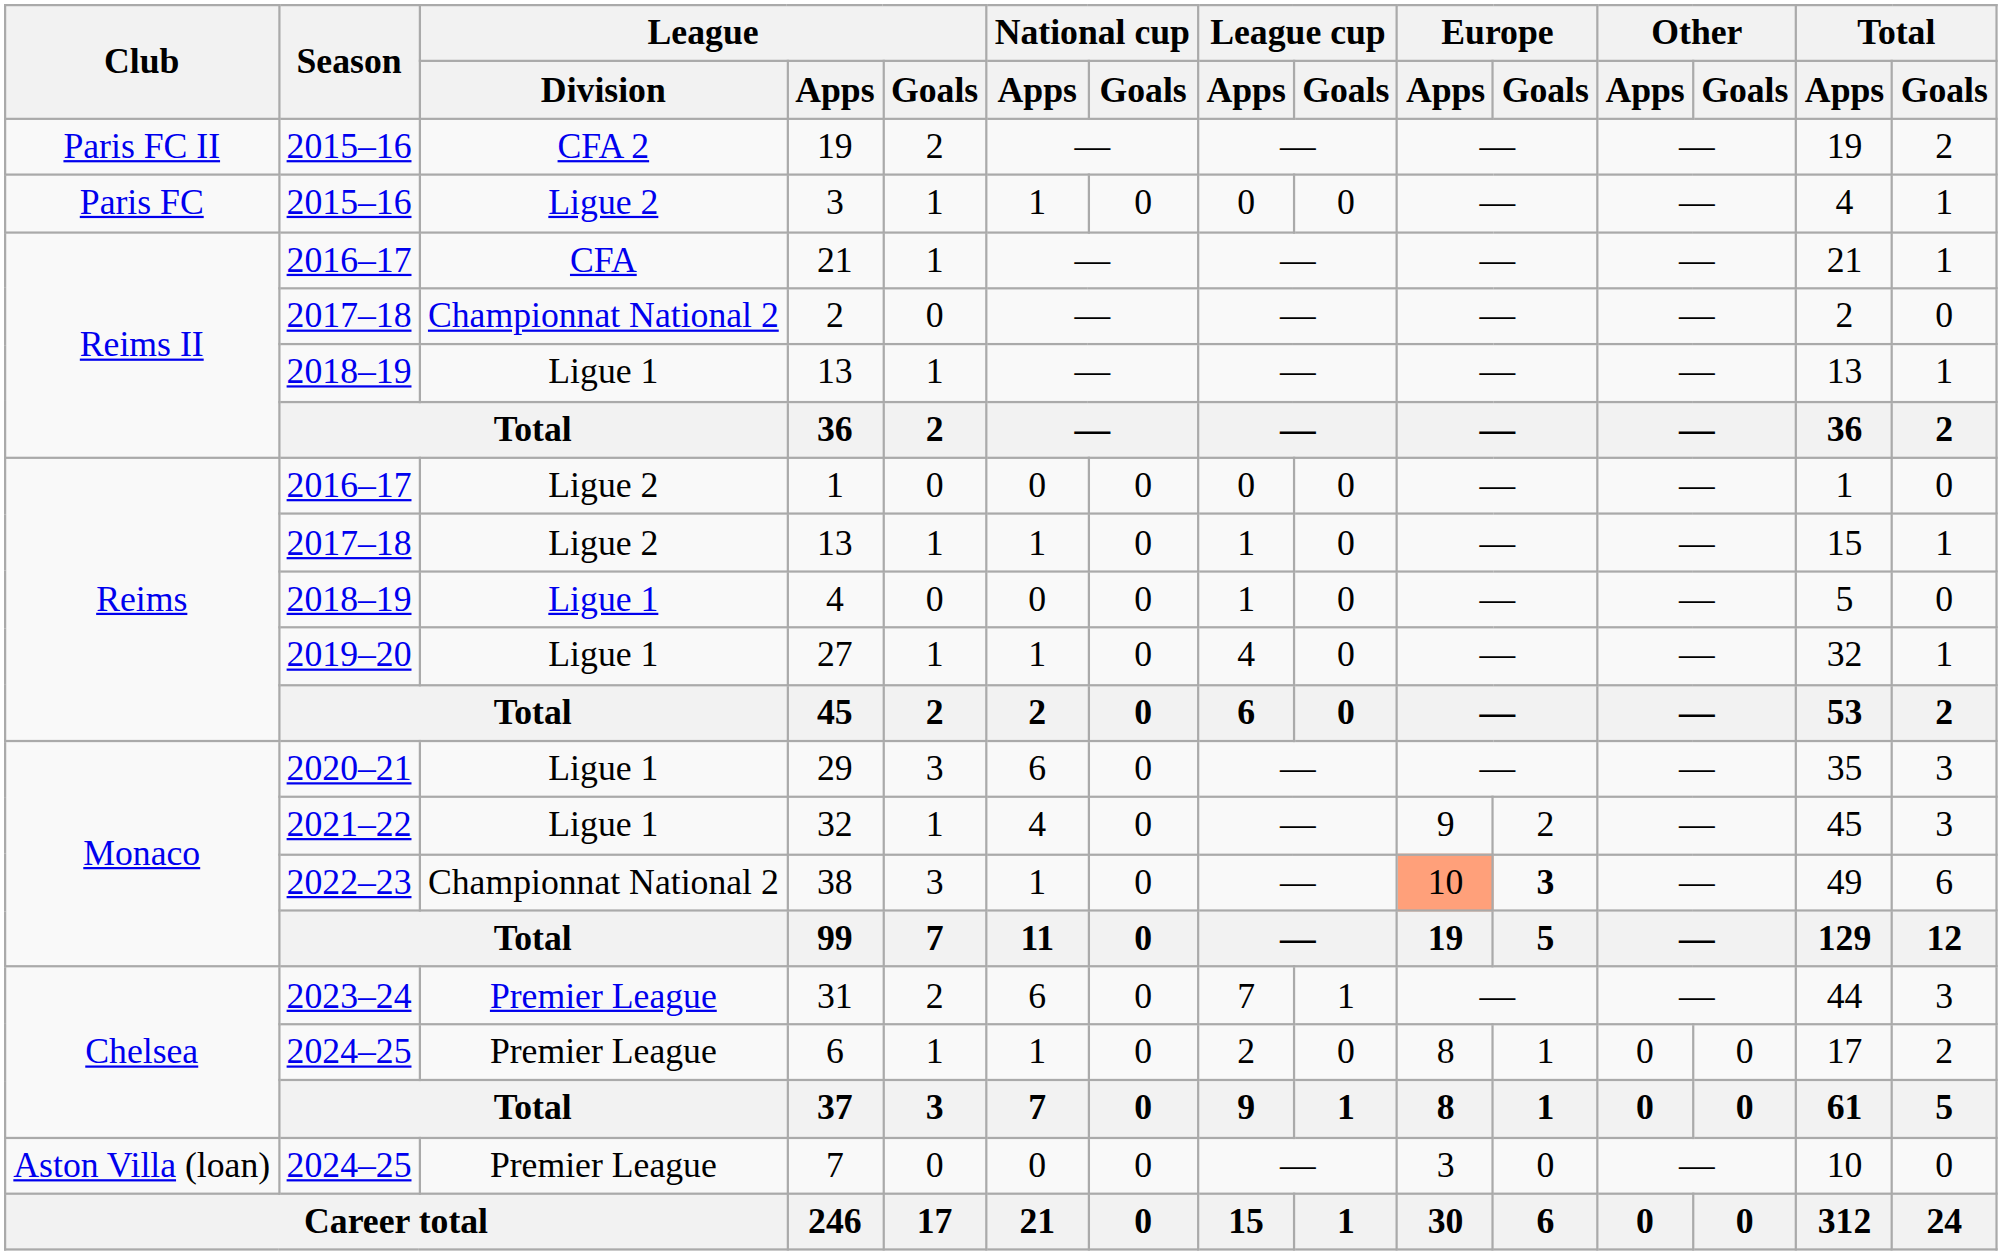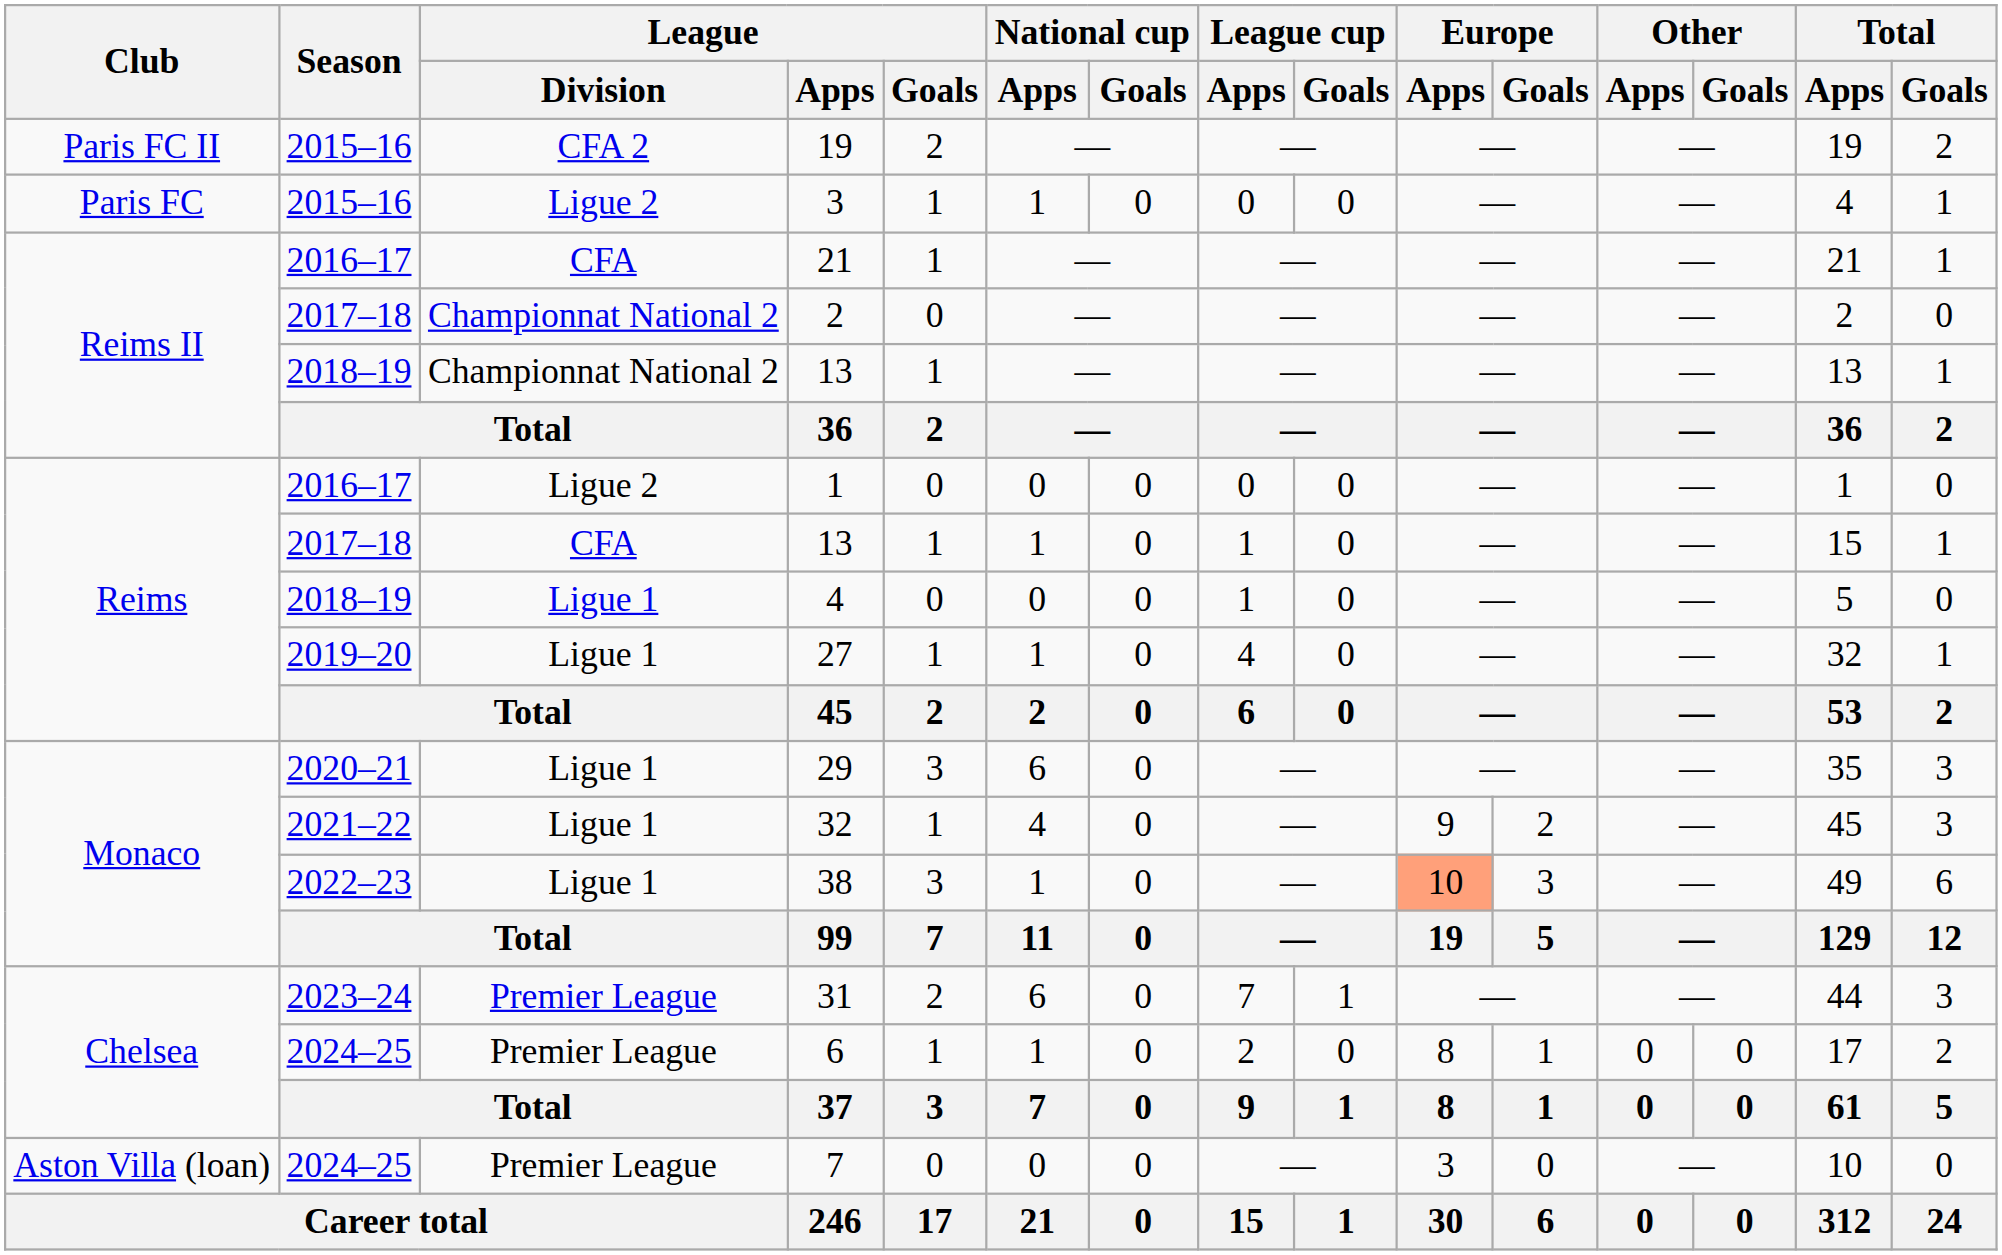(603, 372) Ligue 1 -> (603, 372) Championnat National 2
(603, 542) Ligue 2 -> (603, 542) CFA
(603, 881) Championnat National 2 -> (603, 881) Ligue 1
(1545, 881) bold -> (1545, 881) normal
